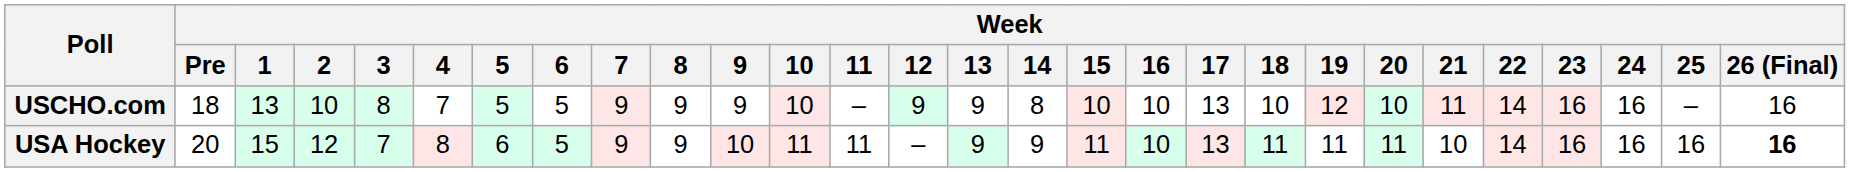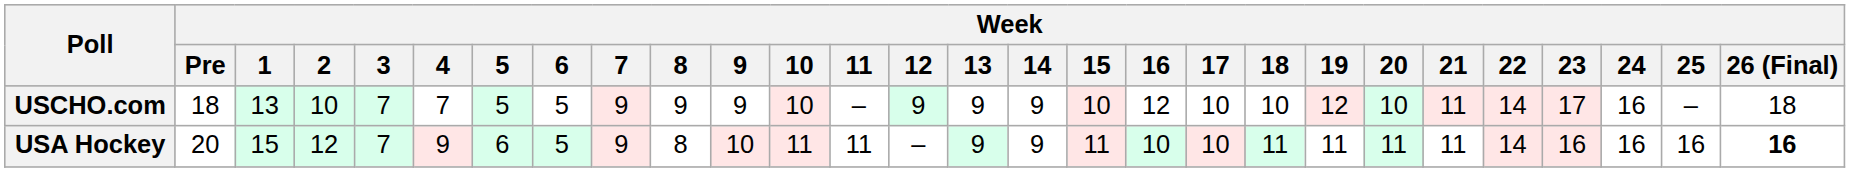(384, 105) 8 -> (384, 105) 7
(1037, 105) 8 -> (1037, 105) 9
(1156, 105) 10 -> (1156, 105) 12
(1215, 105) 13 -> (1215, 105) 10
(1572, 105) 16 -> (1572, 105) 17
(1782, 105) 16 -> (1782, 105) 18
(443, 145) 8 -> (443, 145) 9
(681, 145) 9 -> (681, 145) 8
(1215, 145) 13 -> (1215, 145) 10
(1453, 145) 10 -> (1453, 145) 11
